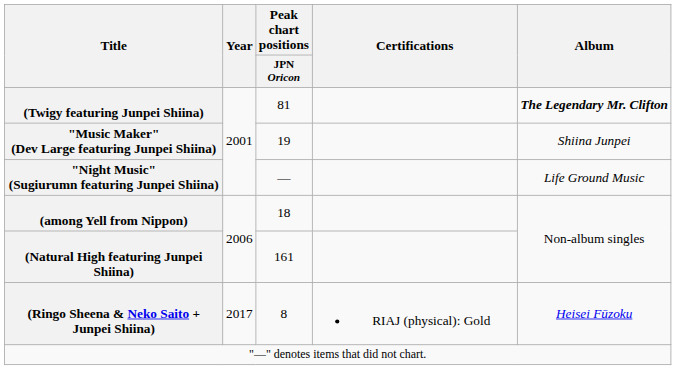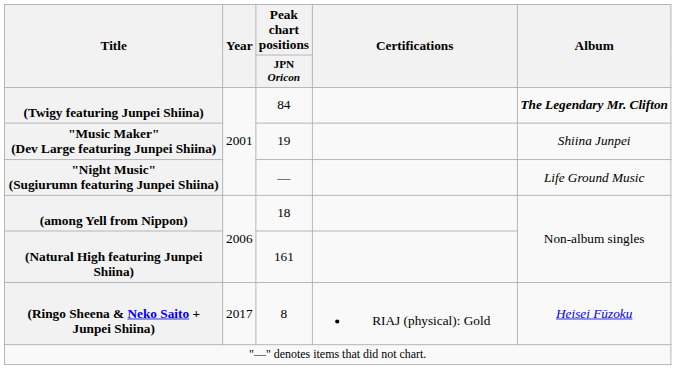(284, 105) 81 -> (284, 105) 84
